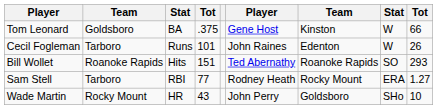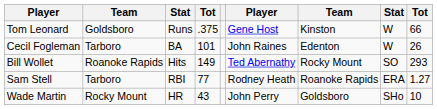(175, 29) BA -> (180, 29) Runs
(180, 46) Runs -> (175, 46) BA
(206, 63) 151 -> (206, 63) 149
(339, 63) Roanoke Rapids -> (331, 63) Rocky Mount
(331, 79) Rocky Mount -> (339, 79) Roanoke Rapids
